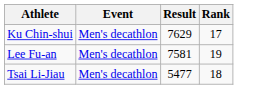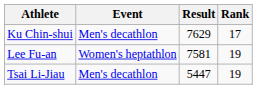(118, 54) Men's decathlon -> (128, 54) Women's heptathlon
(180, 74) 5477 -> (199, 74) 5447
(216, 74) 18 -> (235, 74) 19
